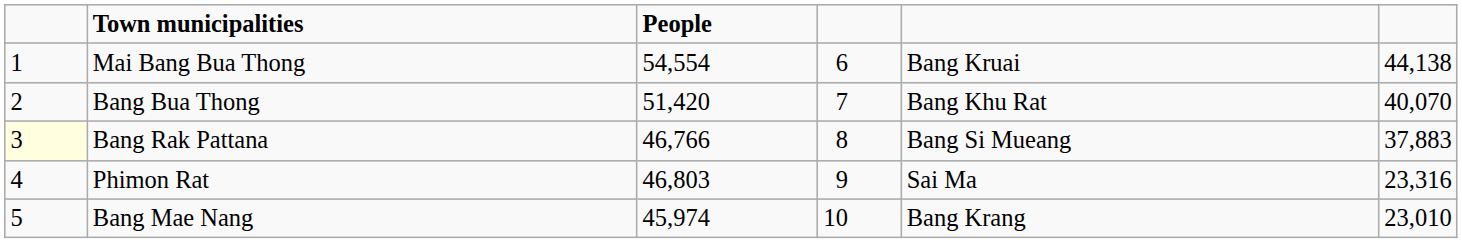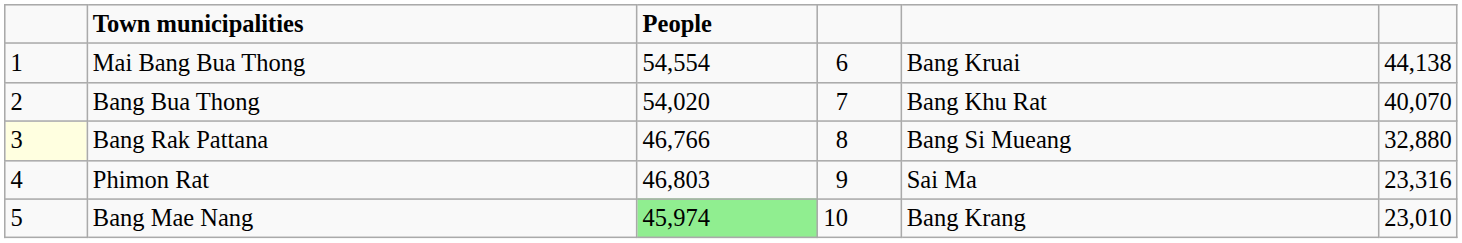(676, 101) 51,420 -> (676, 101) 54,020
(1418, 140) 37,883 -> (1418, 140) 32,880
(676, 218) no background -> (676, 218) lightgreen background
